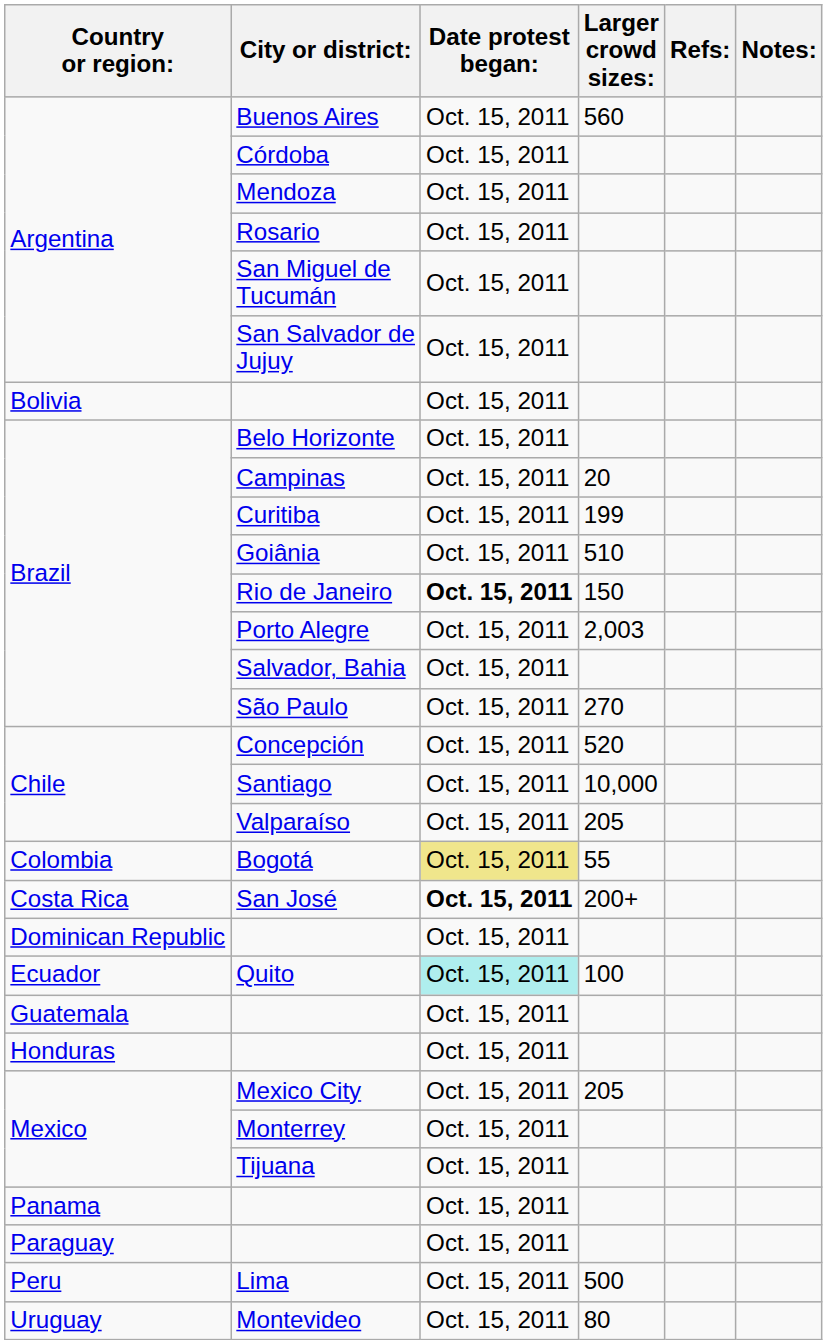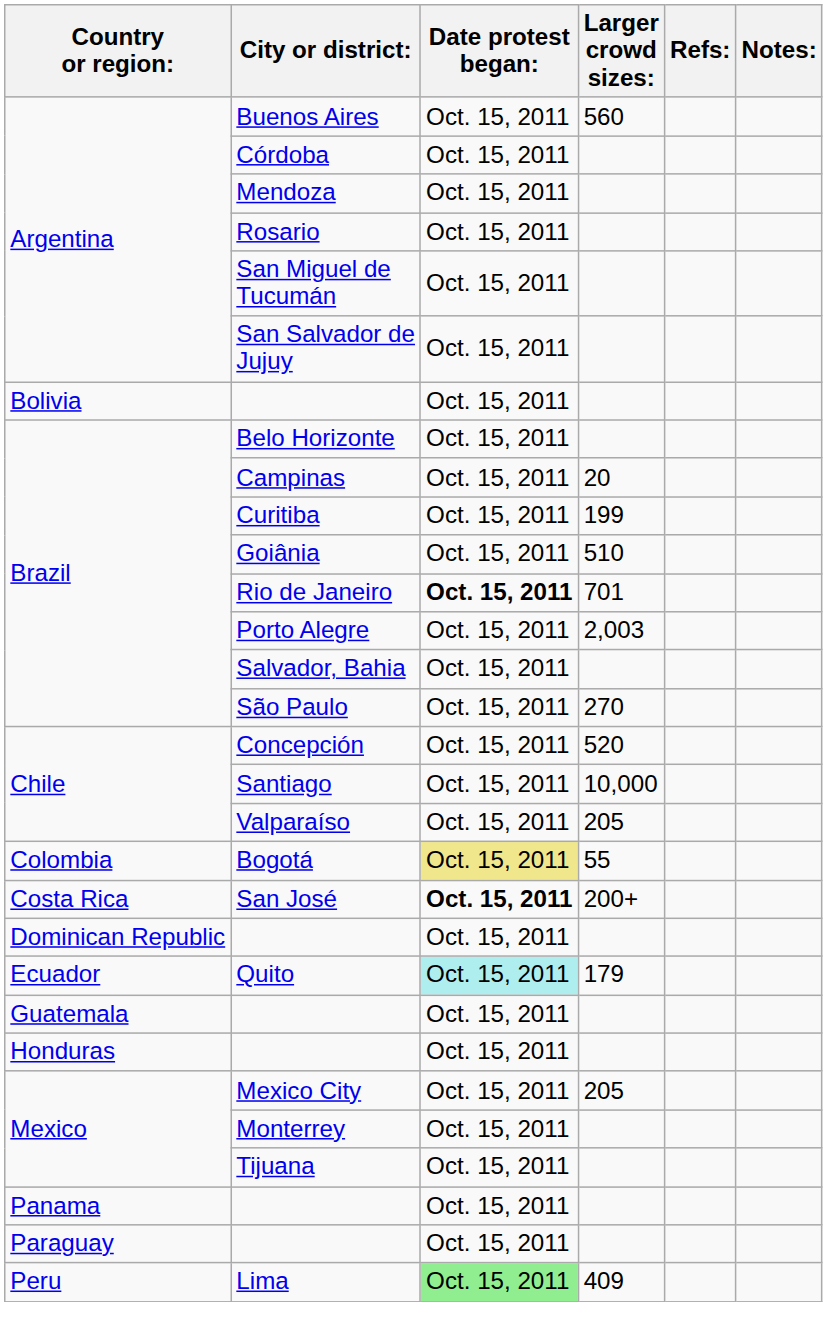(604, 592) 150 -> (604, 592) 701
(604, 975) 100 -> (604, 975) 179
(498, 1281) no background -> (498, 1281) lightgreen background
(604, 1281) 500 -> (604, 1281) 409
- row: (56, 1320)
